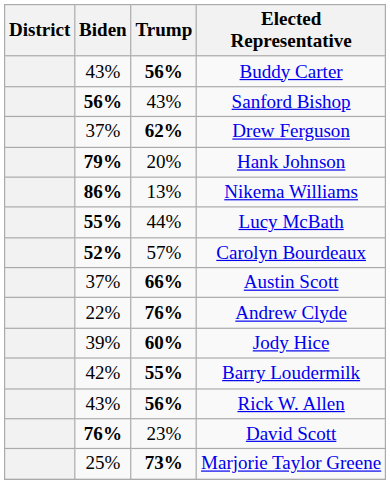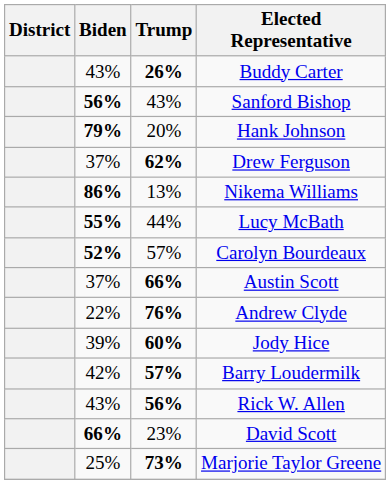(164, 71) 56% -> (164, 71) 26%
rows swapped: (291, 131) <-> (291, 161)
(164, 373) 55% -> (164, 373) 57%
(103, 433) 76% -> (103, 433) 66%
